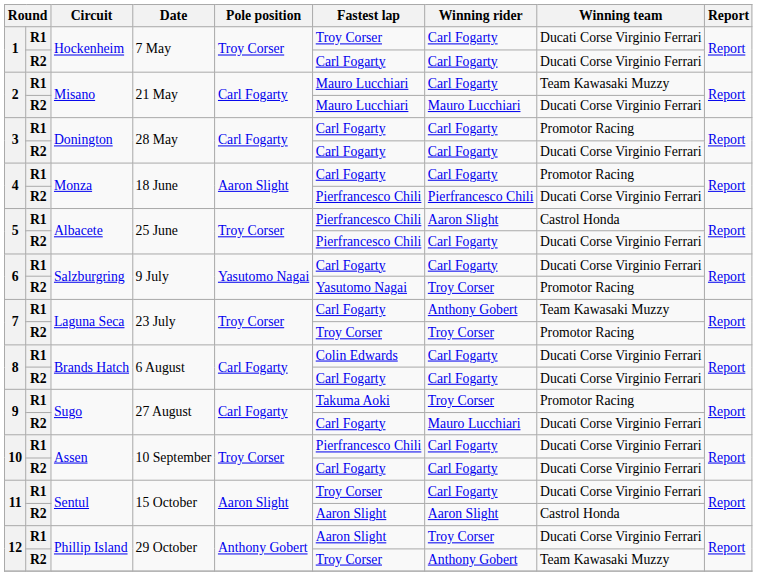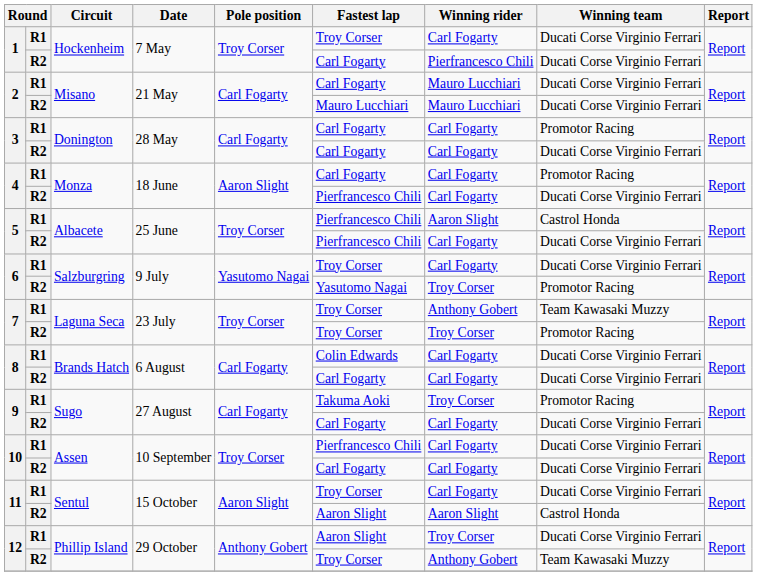(463, 60) Carl Fogarty -> (481, 60) Pierfrancesco Chili
(362, 83) Mauro Lucchiari -> (351, 83) Carl Fogarty
(463, 83) Carl Fogarty -> (474, 83) Mauro Lucchiari
(605, 83) Team Kawasaki Muzzy -> (621, 83) Ducati Corse Virginio Ferrari
(481, 196) Pierfrancesco Chili -> (463, 196) Carl Fogarty
(351, 264) Carl Fogarty -> (349, 264) Troy Corser
(351, 310) Carl Fogarty -> (349, 310) Troy Corser
(474, 423) Mauro Lucchiari -> (463, 423) Carl Fogarty
